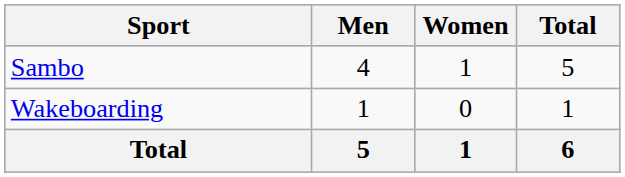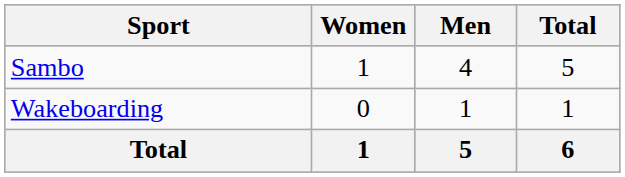columns swapped: (363, 25) <-> (466, 25)
